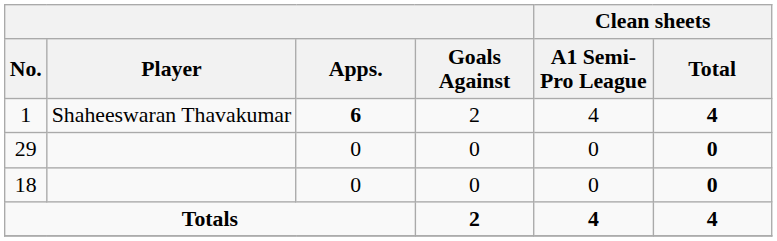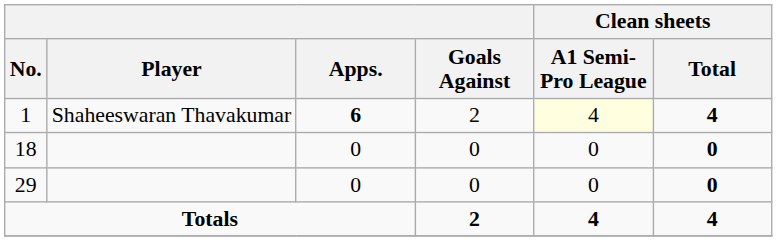(593, 115) no background -> (593, 115) lightyellow background
rows swapped: (26, 184) <-> (26, 149)
